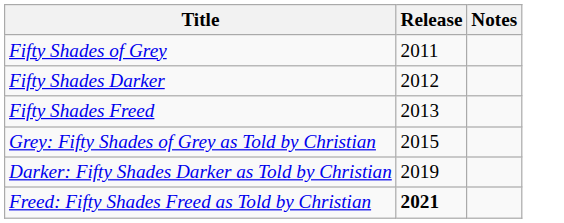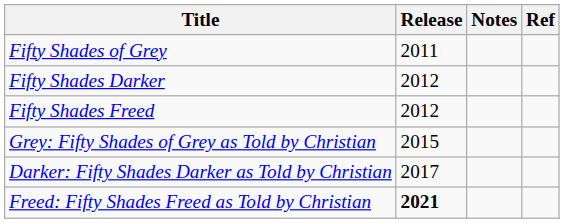+ column: (540, 19)
(420, 111) 2013 -> (420, 111) 2012
(420, 171) 2019 -> (420, 171) 2017
